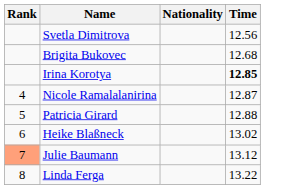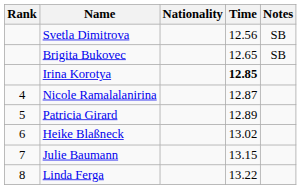+ column: (278, 14)
(243, 54) 12.68 -> (243, 54) 12.65
(243, 114) 12.88 -> (243, 114) 12.89
(22, 154) lightsalmon background -> (22, 154) no background
(243, 154) 13.12 -> (243, 154) 13.15
